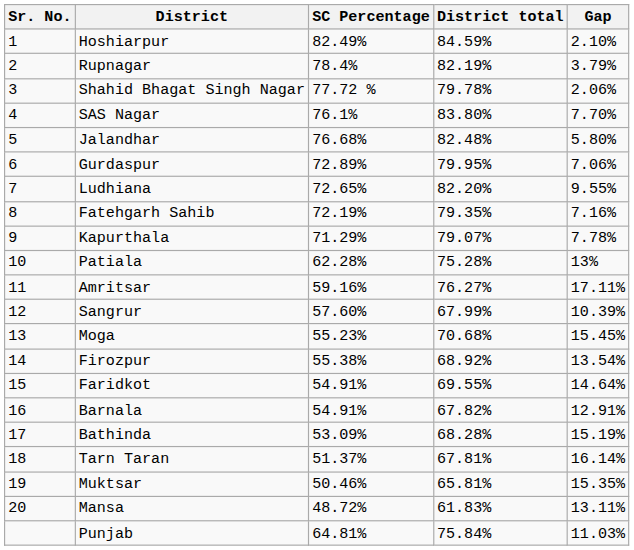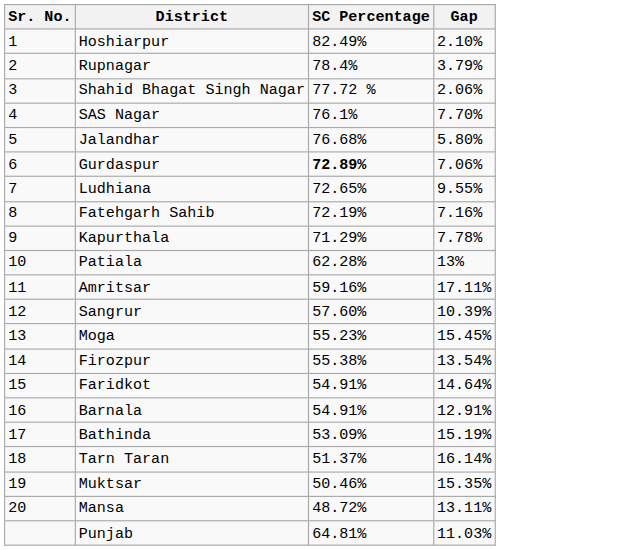- column: (500, 17)
(339, 164) normal -> (339, 164) bold
